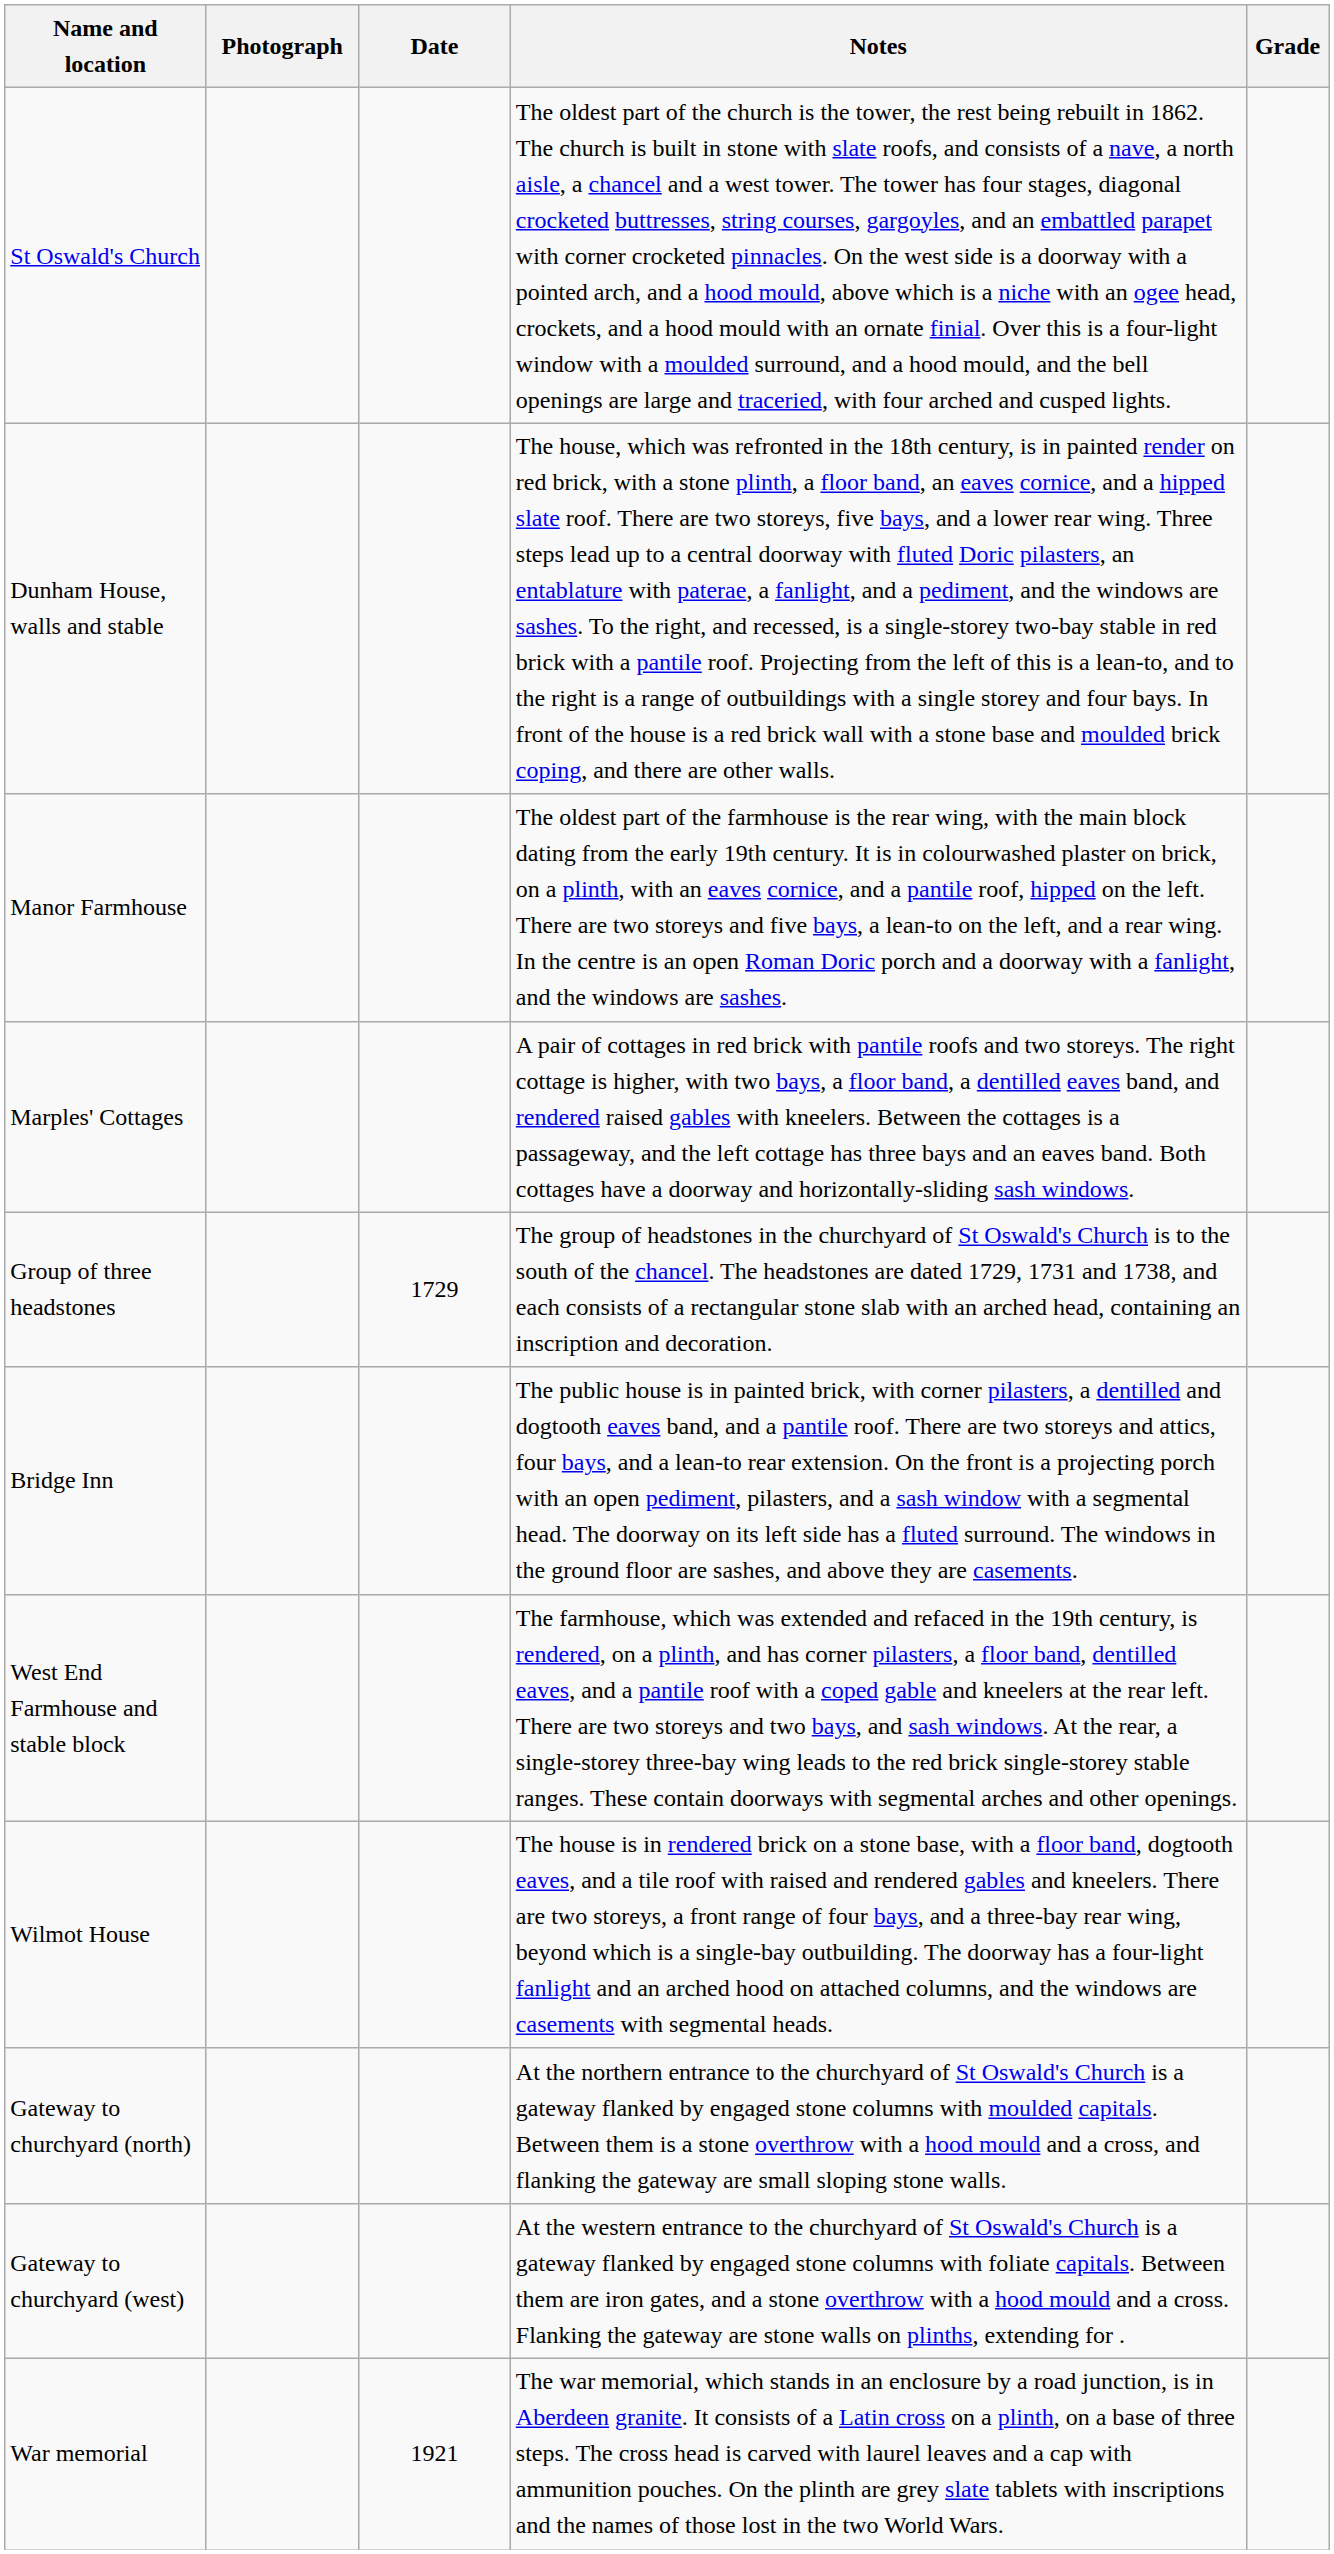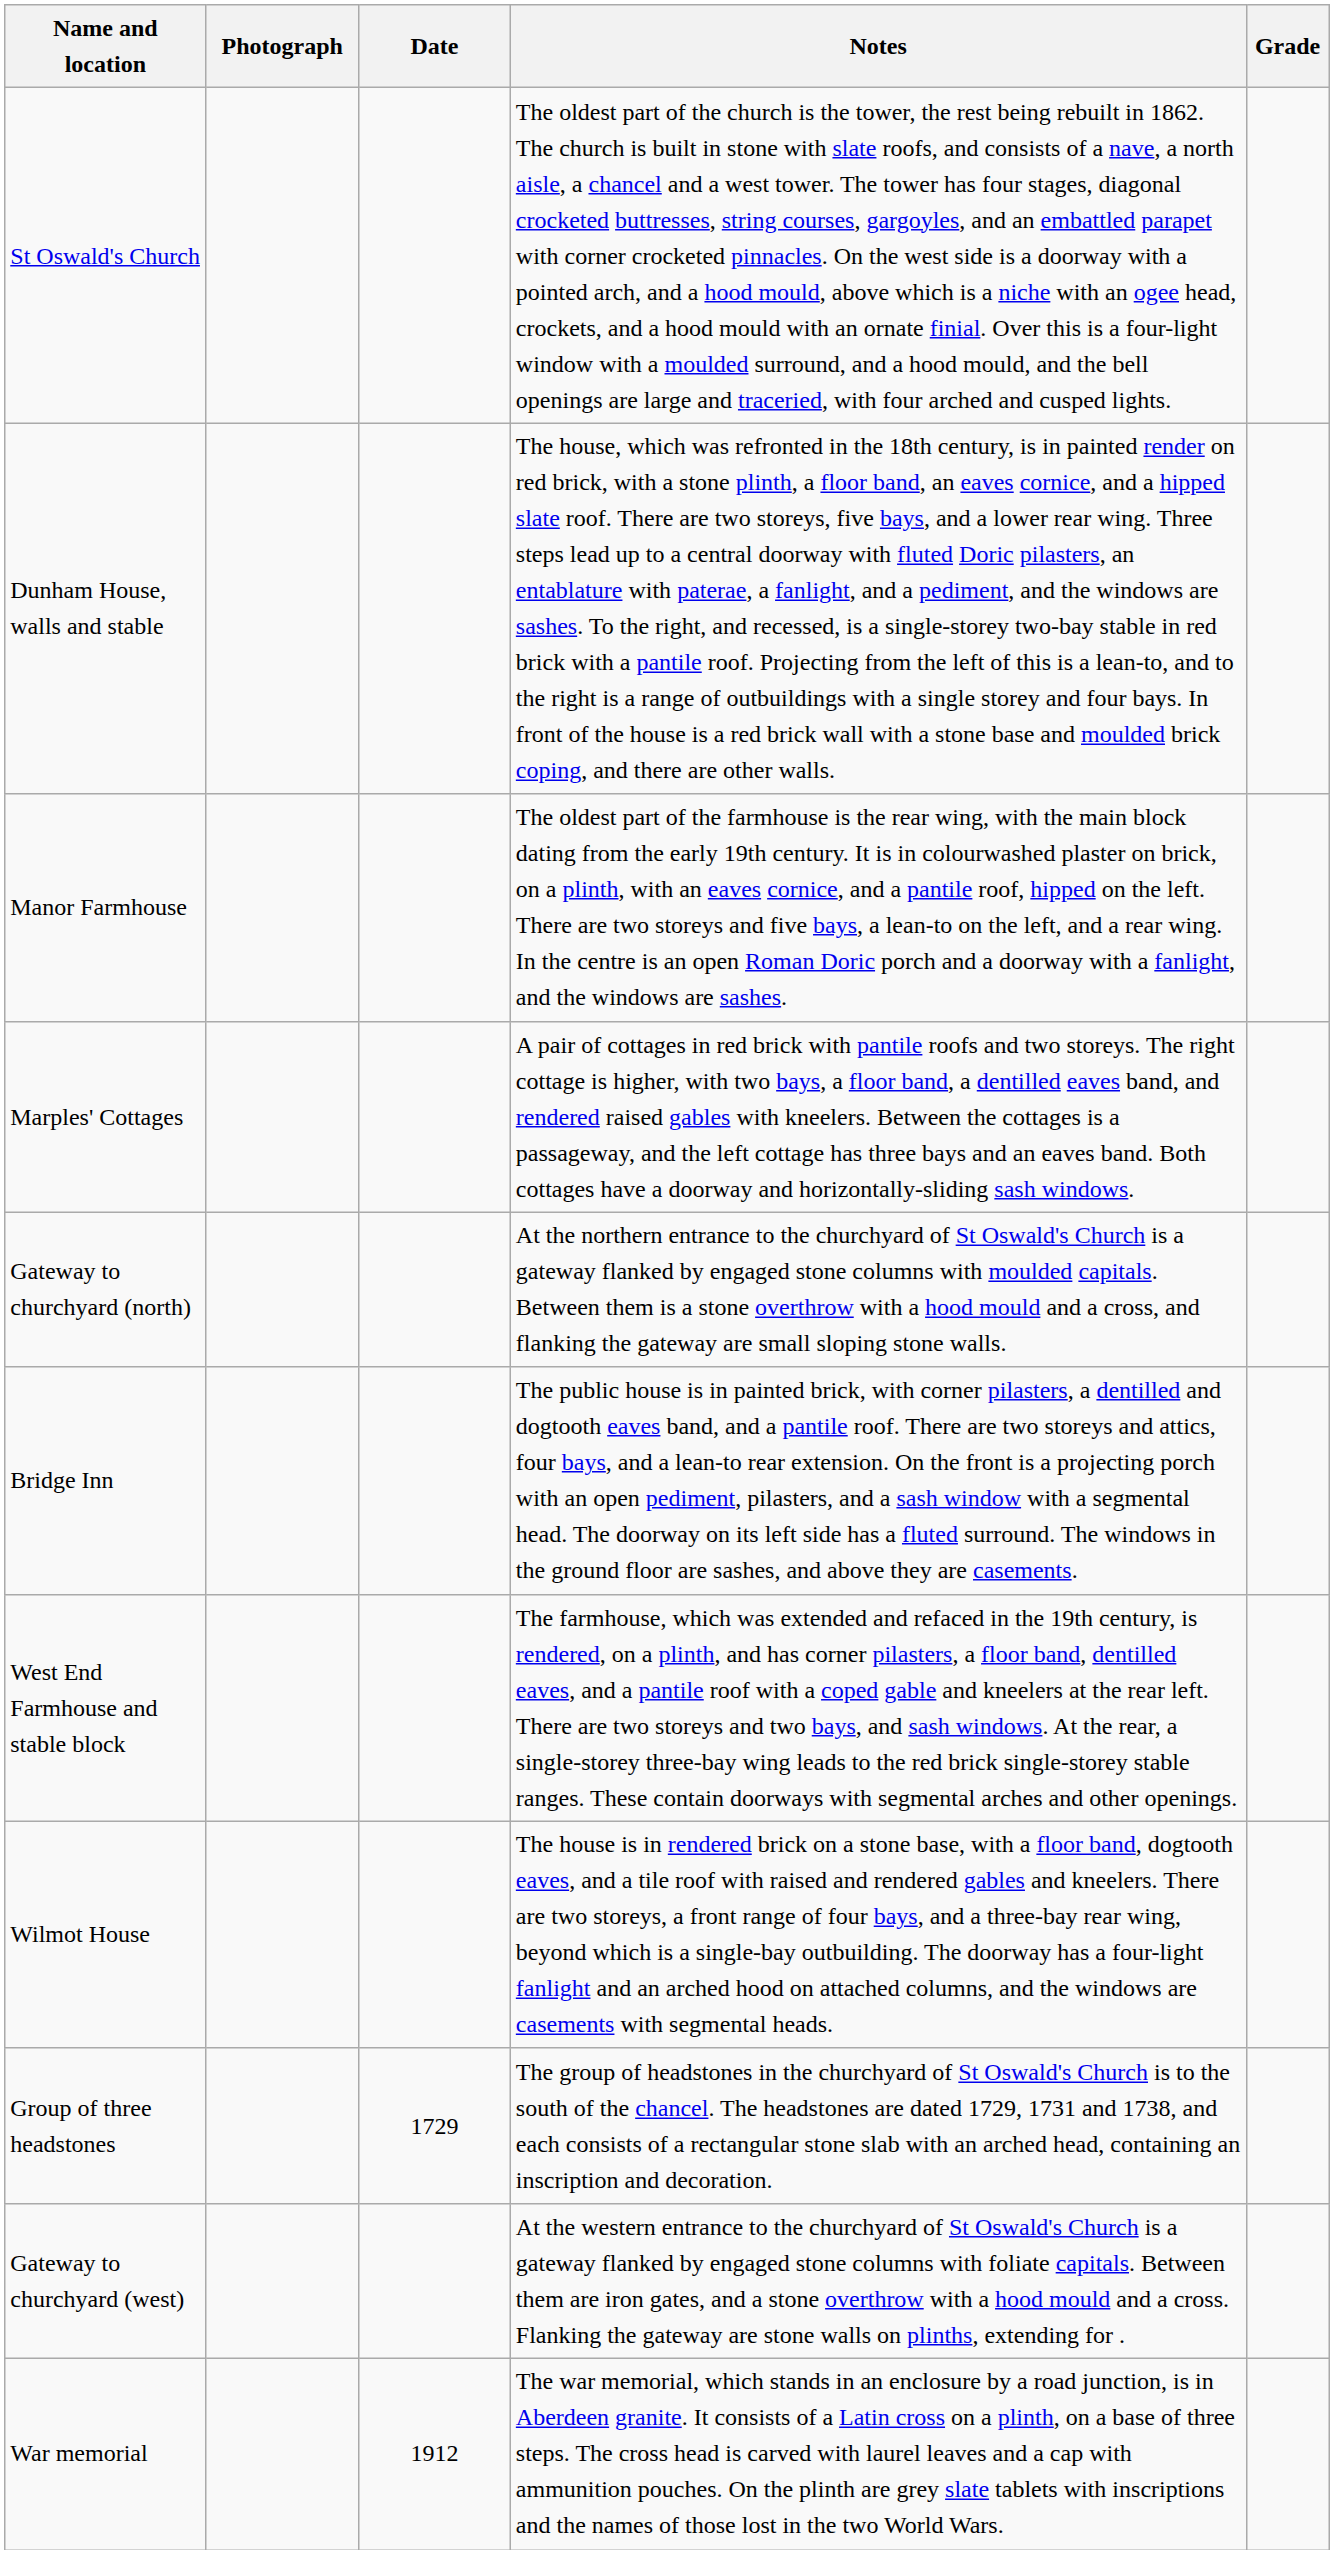rows swapped: (81, 1289) <-> (101, 2125)
(434, 2453) 1921 -> (434, 2453) 1912
